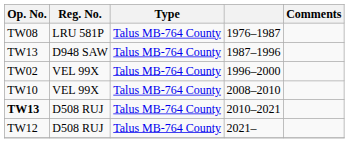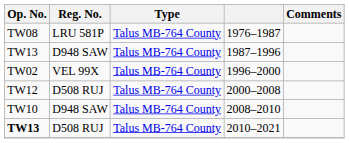+ row: (254, 90)
(76, 90) VEL 99X -> (80, 109) D948 SAW
- row: (242, 128)
